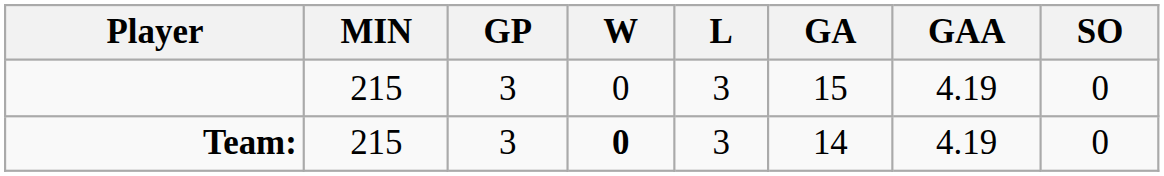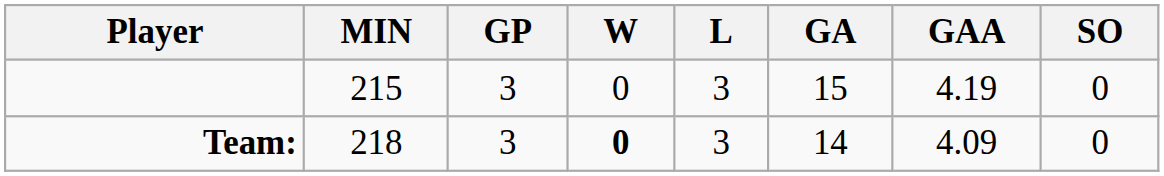(376, 142) 215 -> (376, 142) 218
(967, 142) 4.19 -> (967, 142) 4.09
